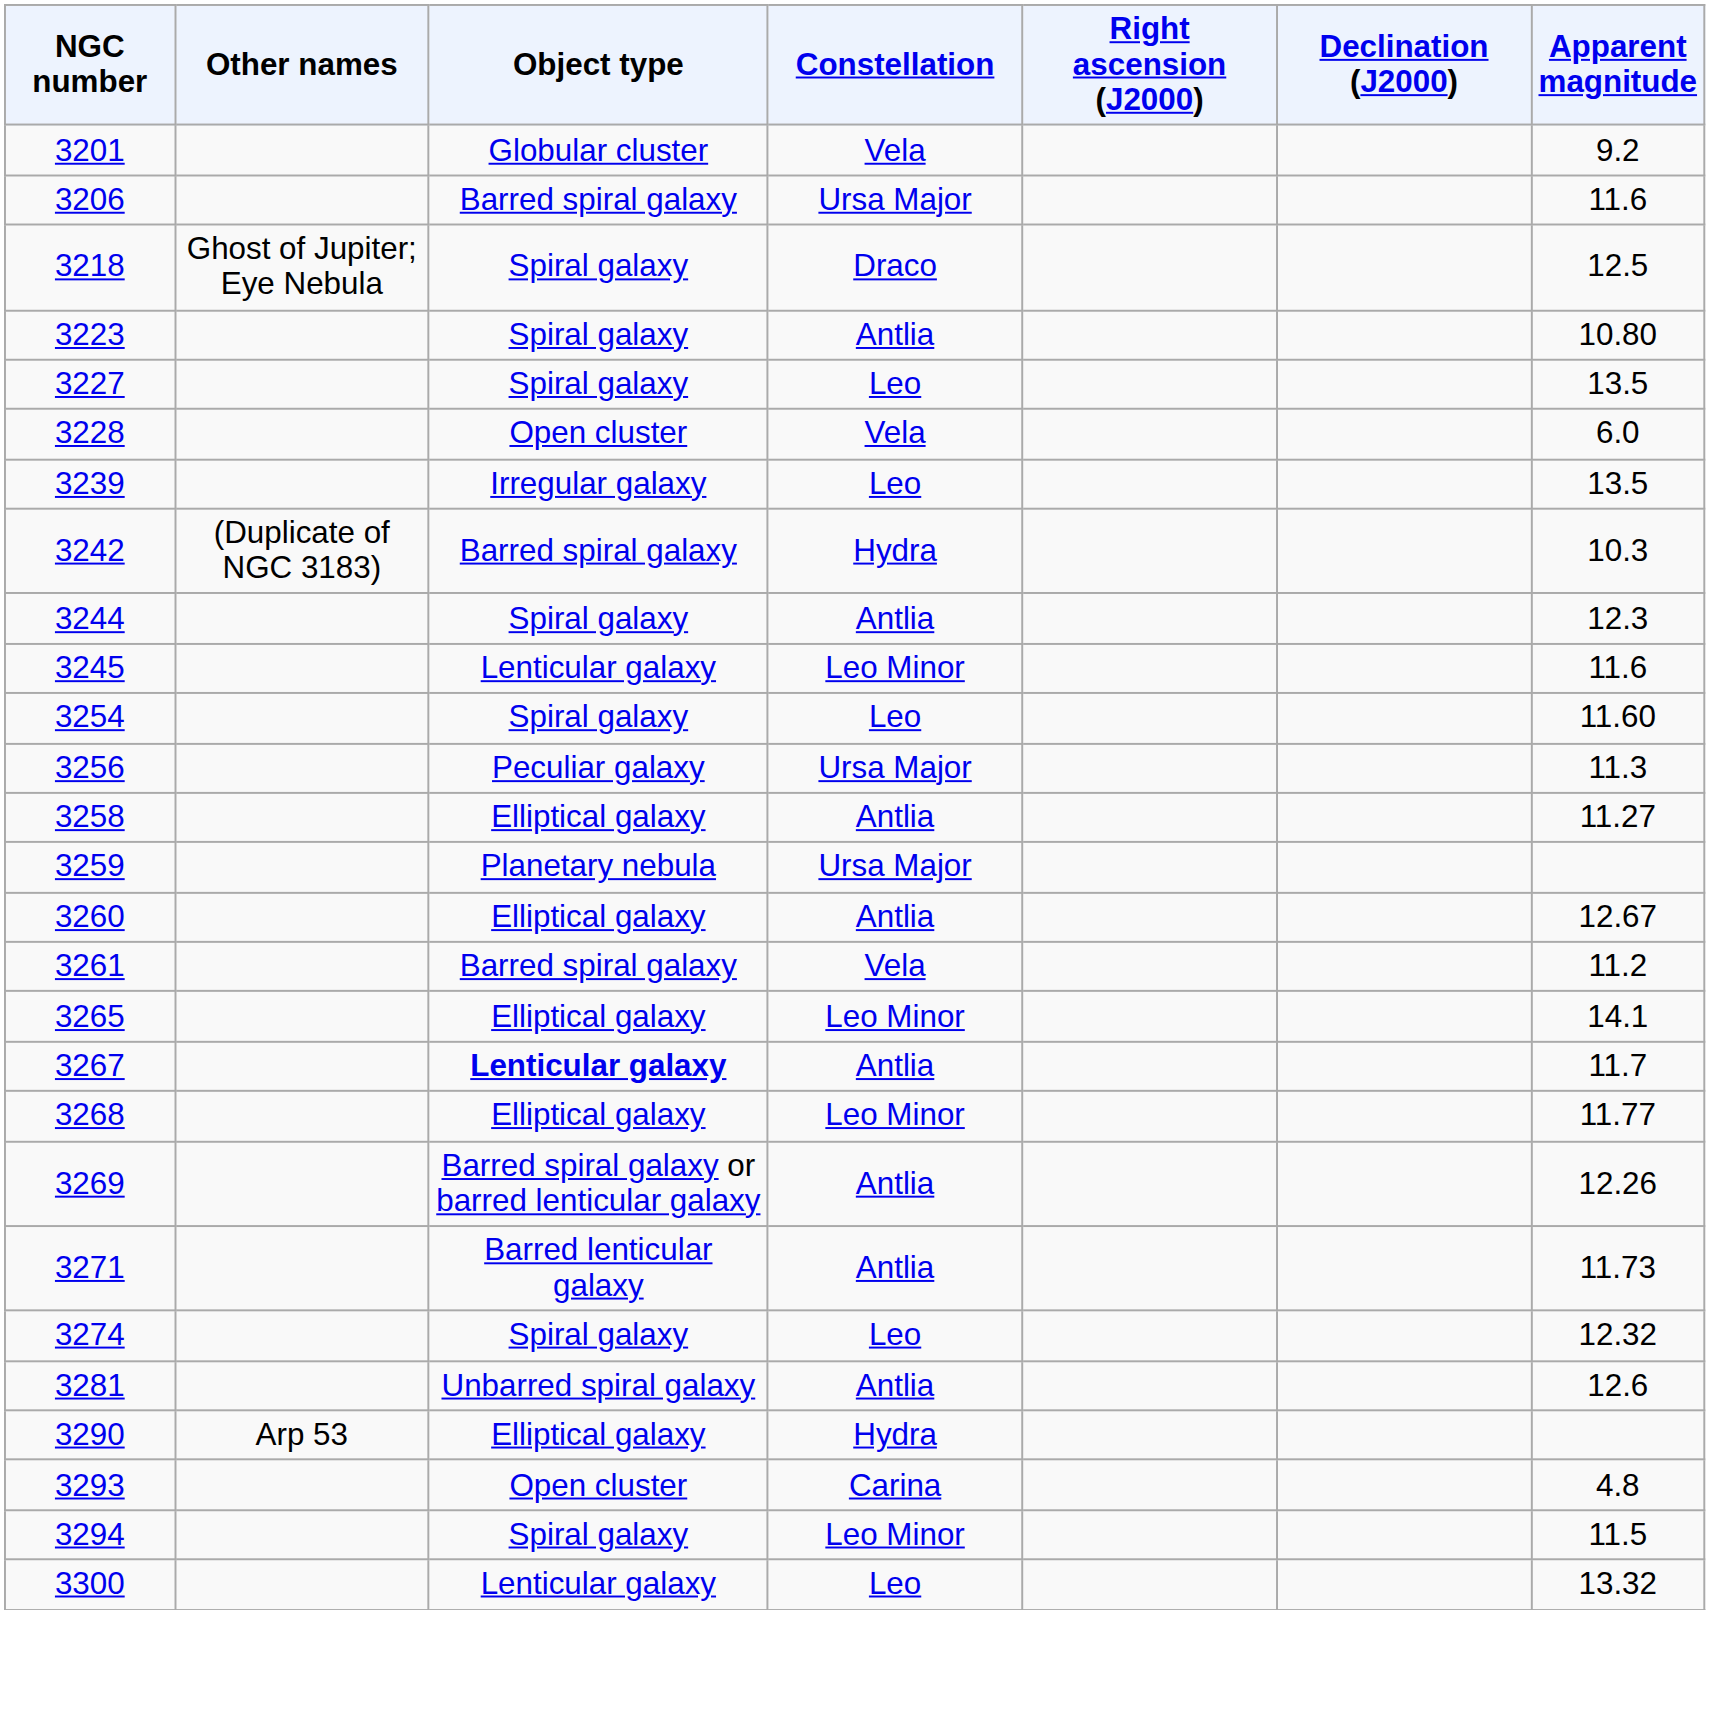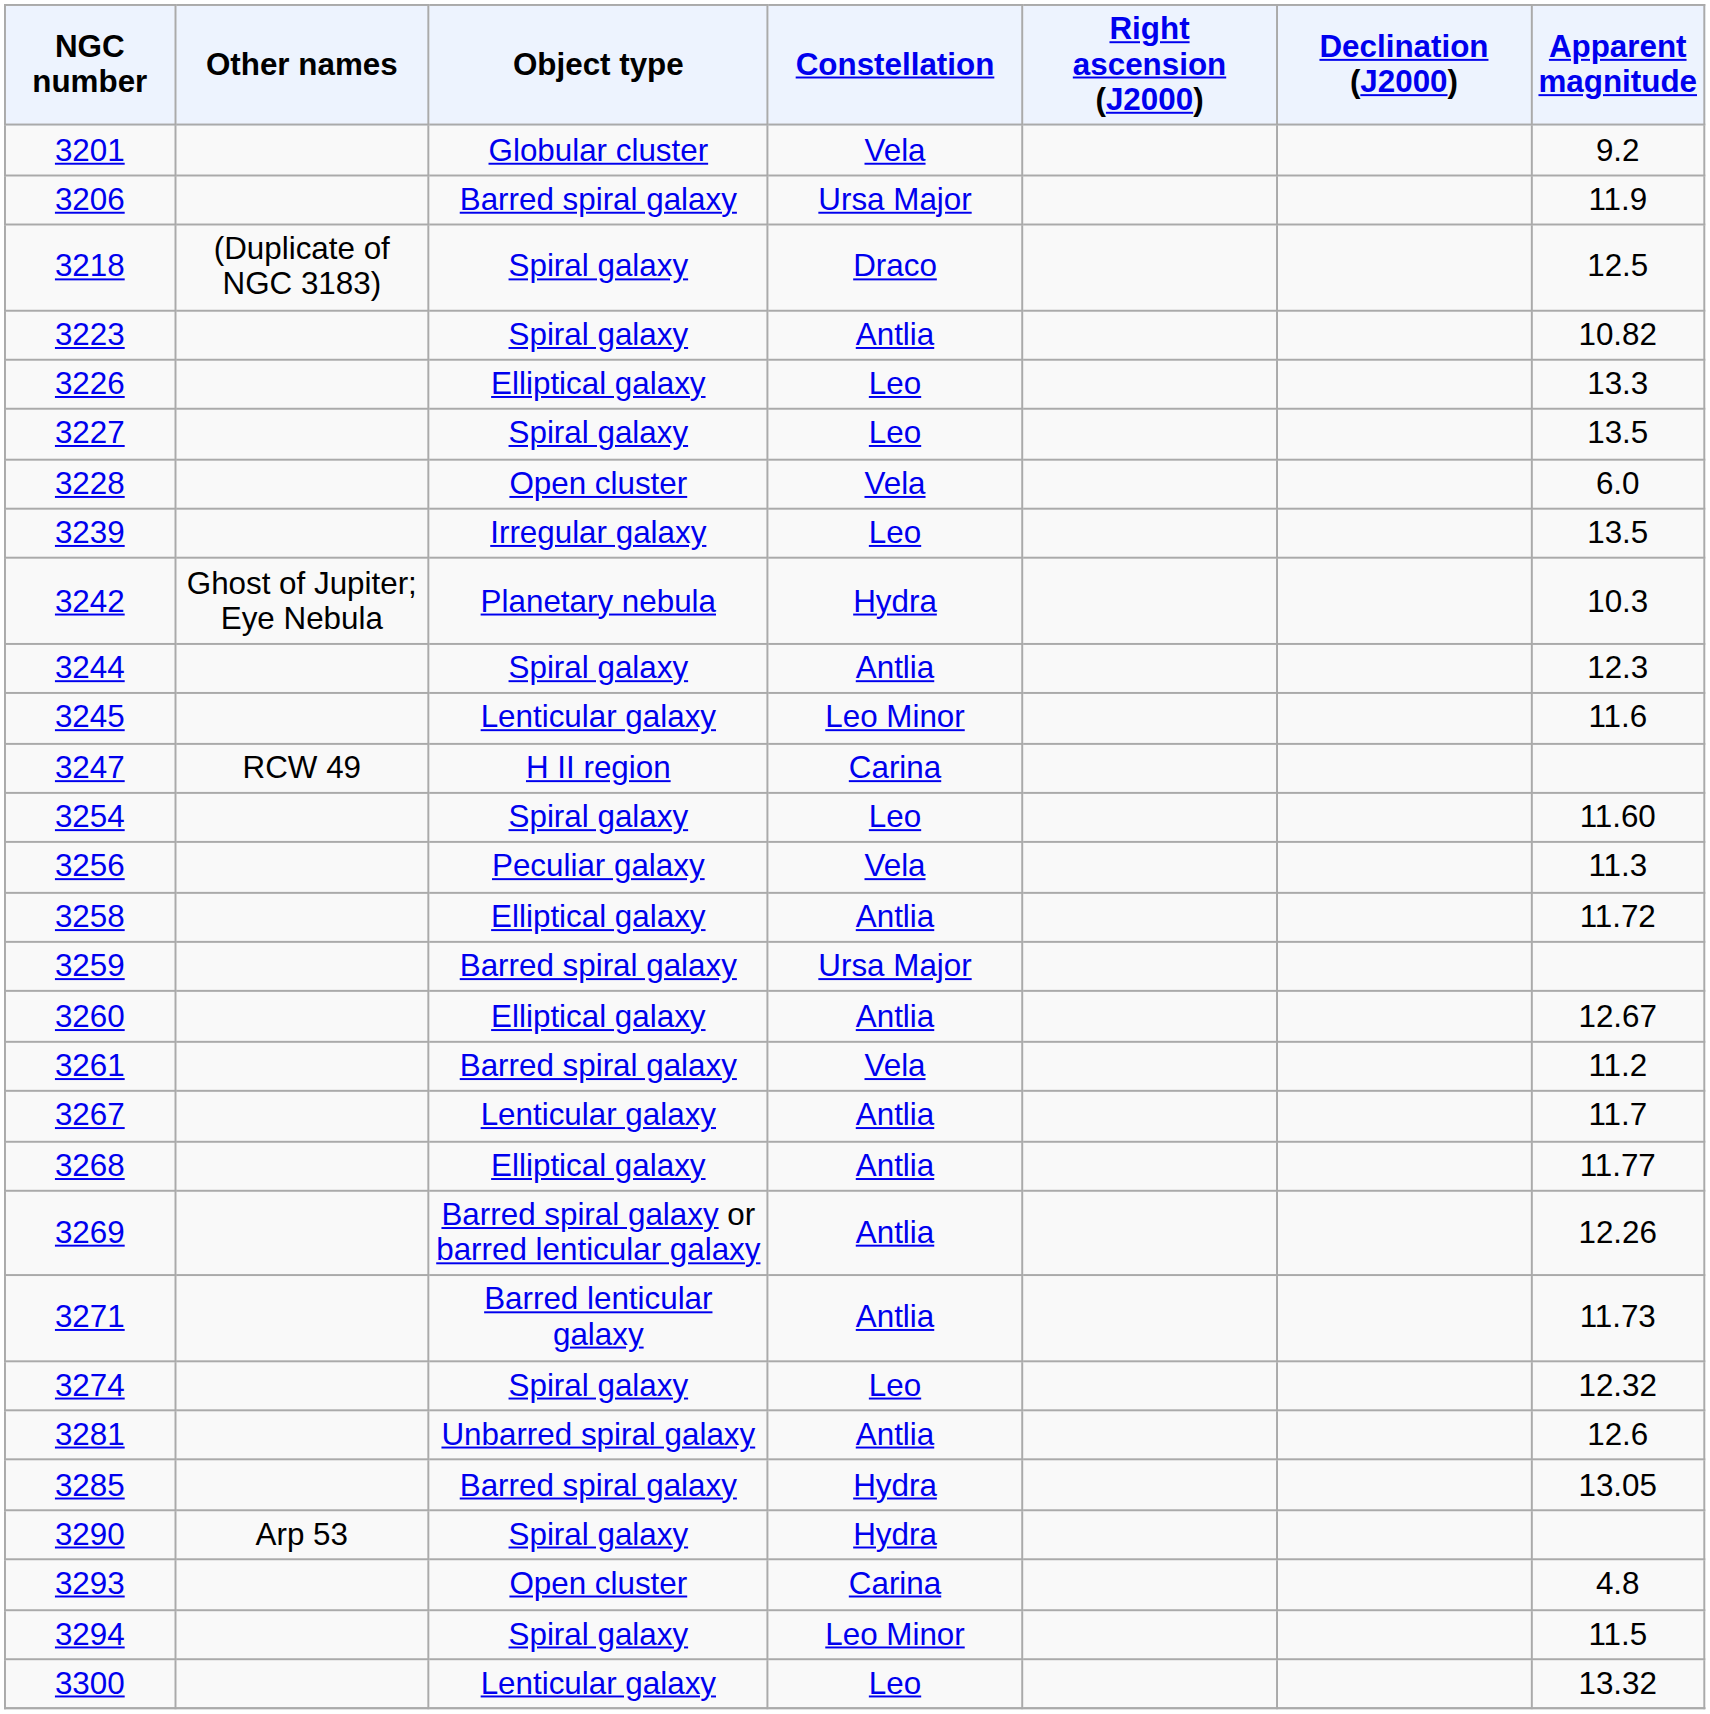(1618, 199) 11.6 -> (1618, 199) 11.9
(302, 266) Ghost of Jupiter; Eye Nebula -> (302, 266) (Duplicate of NGC 3183)
(1618, 334) 10.80 -> (1618, 334) 10.82
+ row: (90, 383)
(302, 550) (Duplicate of NGC 3183) -> (302, 600) Ghost of Jupiter; Eye Nebula
(598, 550) Barred spiral galaxy -> (598, 600) Planetary nebula
+ row: (90, 767)
(895, 767) Ursa Major -> (895, 866) Vela
(1618, 817) 11.27 -> (1618, 916) 11.72
(598, 866) Planetary nebula -> (598, 966) Barred spiral galaxy
- row: (90, 1015)
(598, 1065) bold -> (598, 1115) normal
(895, 1115) Leo Minor -> (895, 1165) Antlia
+ row: (90, 1484)
(598, 1434) Elliptical galaxy -> (598, 1534) Spiral galaxy
